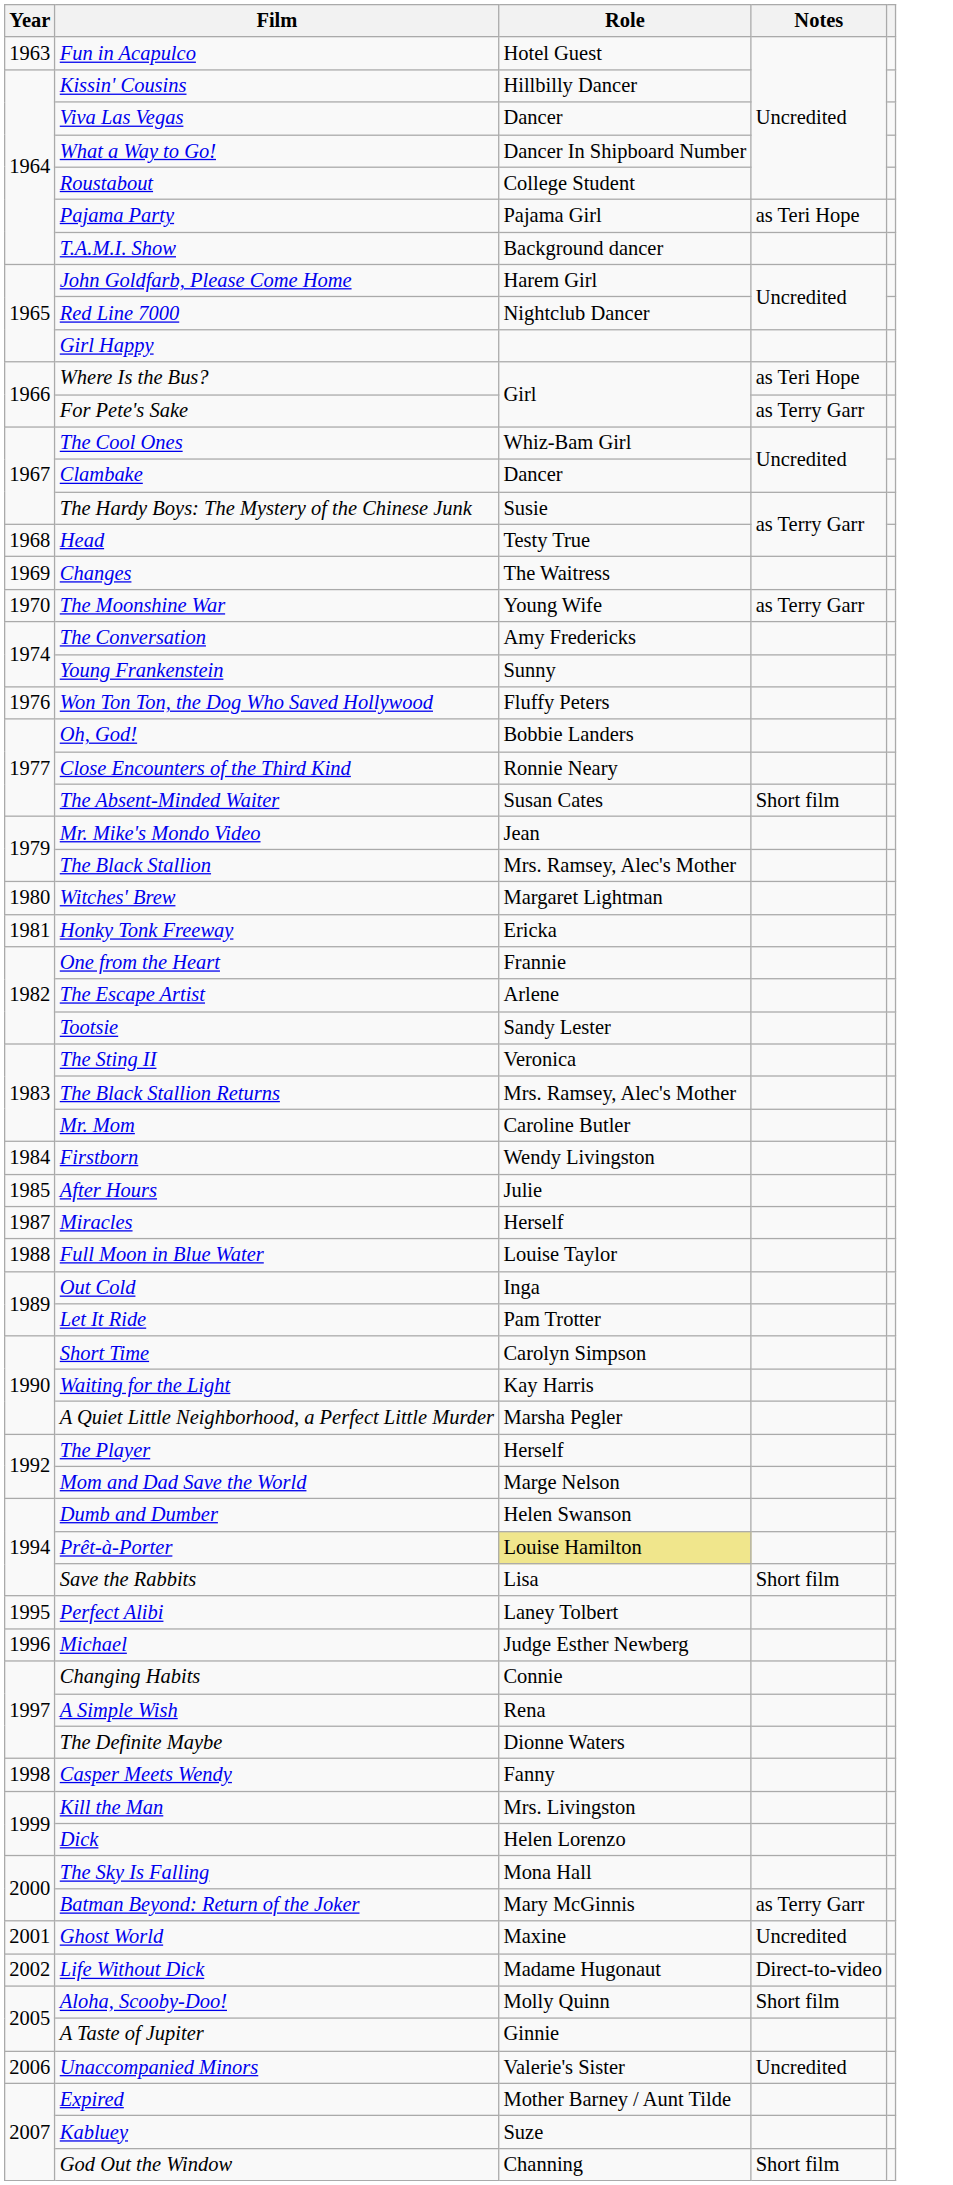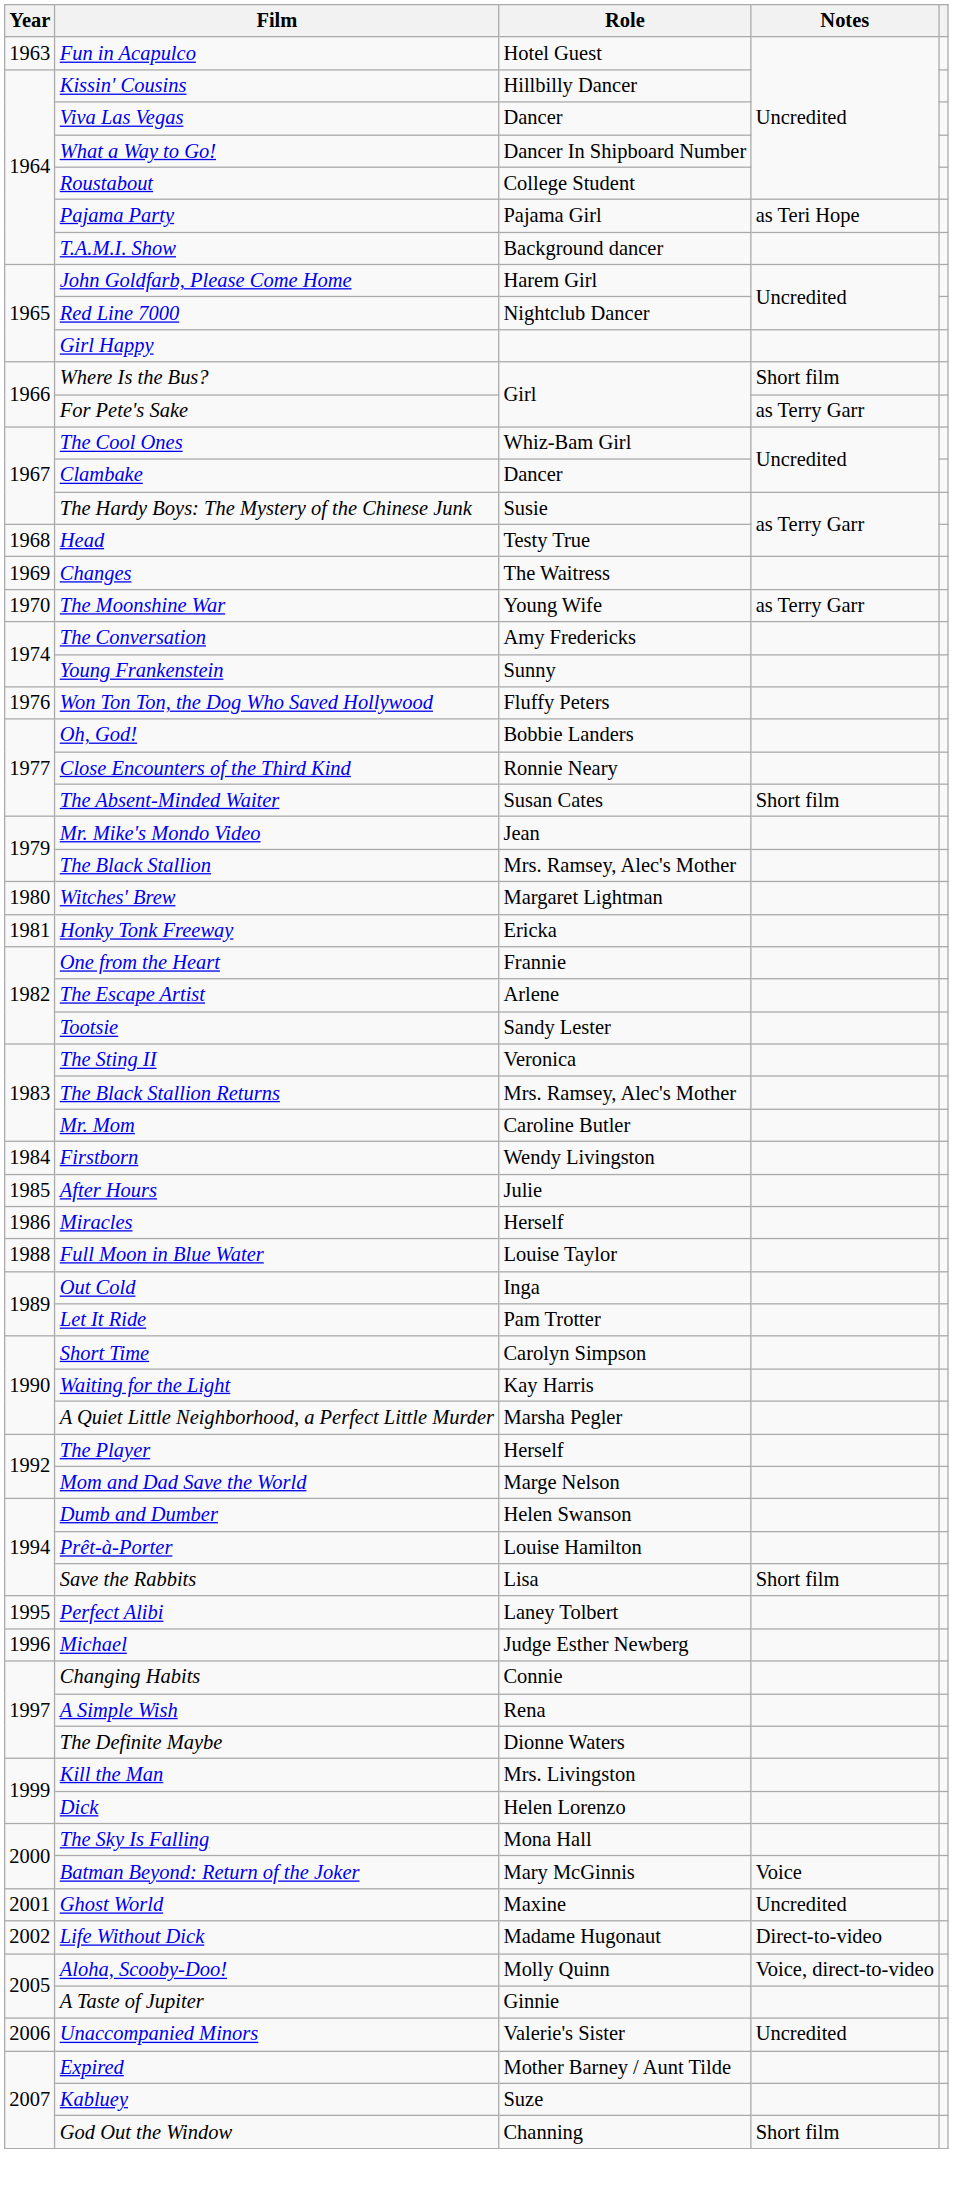(808, 378) as Teri Hope -> (798, 378) Short film
(30, 1222) 1987 -> (30, 1222) 1986
(573, 1547) khaki background -> (573, 1547) no background
- row: (146, 1774)
(810, 1904) as Terry Garr -> (779, 1872) Voice
(798, 2002) Short film -> (845, 1969) Voice, direct-to-video
